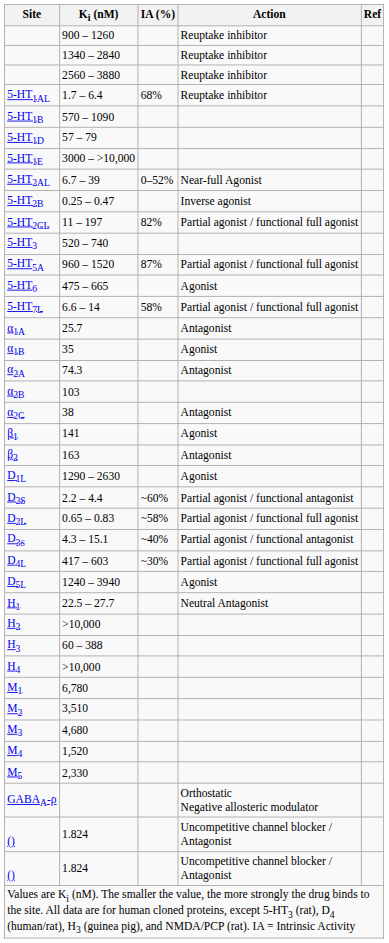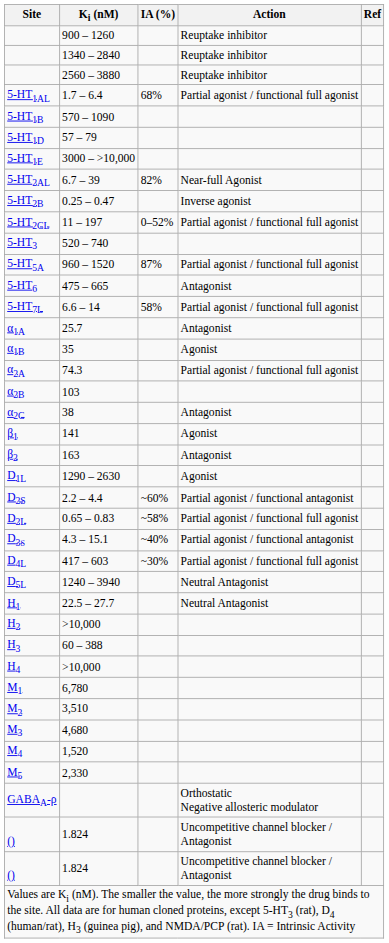(224, 95) Reuptake inhibitor -> (269, 95) Partial agonist / functional full agonist
(157, 180) 0–52% -> (151, 180) 82%
(151, 222) 82% -> (157, 222) 0–52%
(199, 285) Agonist -> (206, 285) Antagonist
(206, 370) Antagonist -> (269, 370) Partial agonist / functional full agonist
(199, 582) Agonist -> (224, 582) Neutral Antagonist
